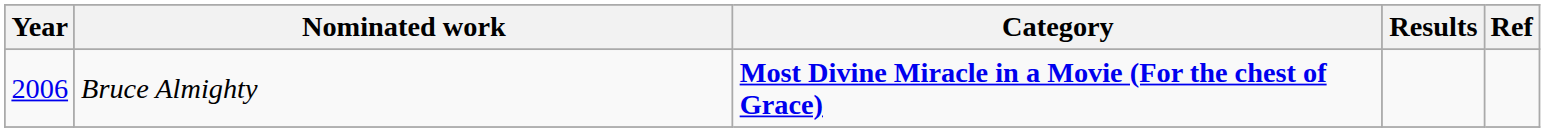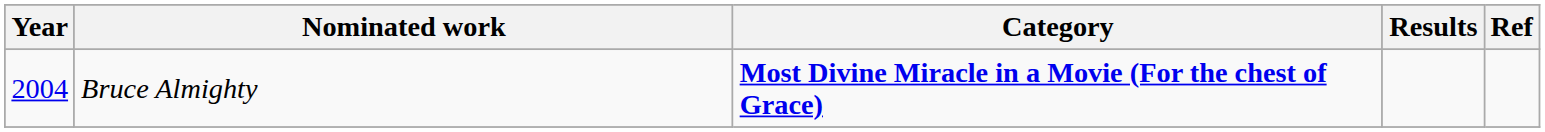(40, 87) 2006 -> (40, 87) 2004
